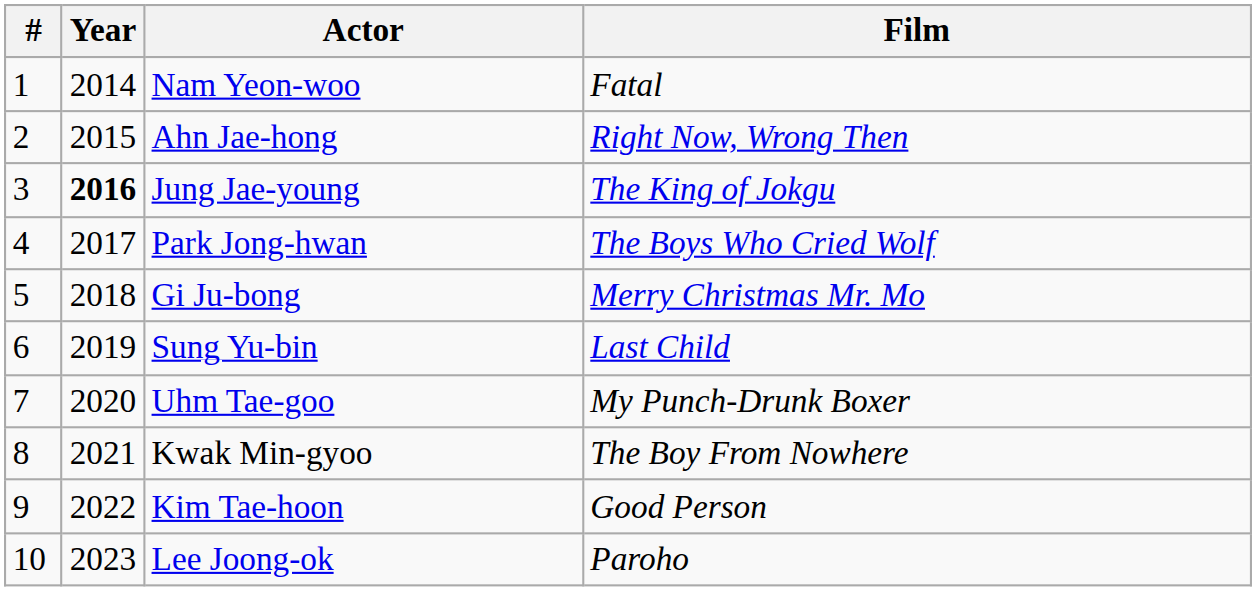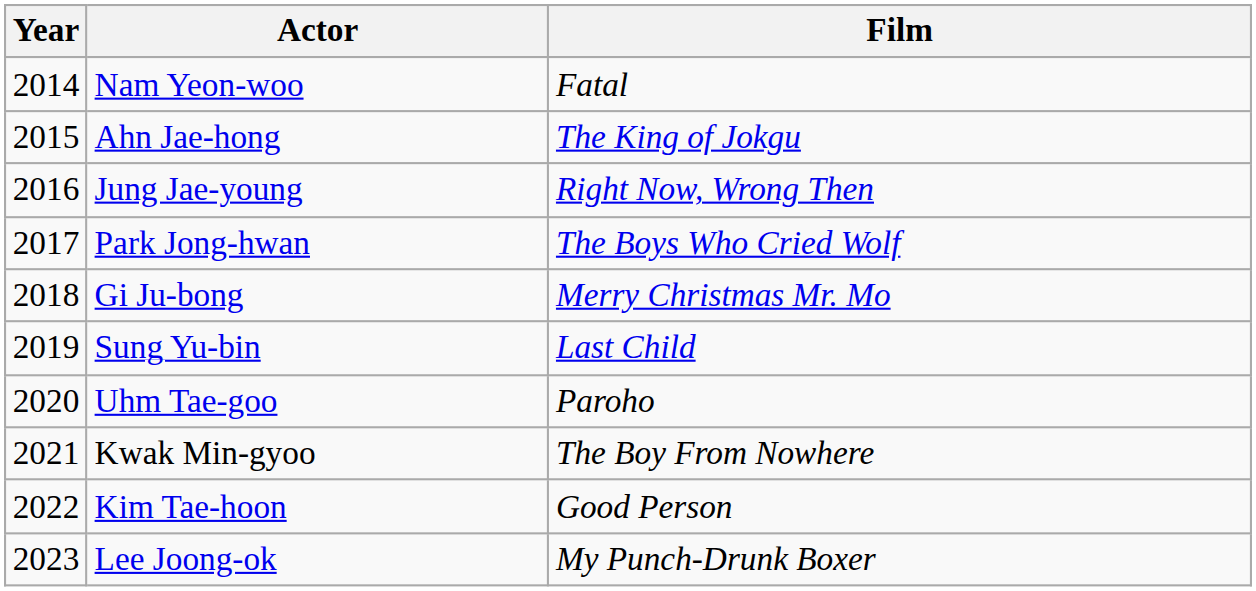- column: (34, 30)
(749, 136) Right Now, Wrong Then -> (678, 136) The King of Jokgu
(103, 189) bold -> (46, 189) normal
(713, 189) The King of Jokgu -> (715, 189) Right Now, Wrong Then
(750, 400) My Punch-Drunk Boxer -> (605, 400) Paroho
(640, 558) Paroho -> (716, 558) My Punch-Drunk Boxer
